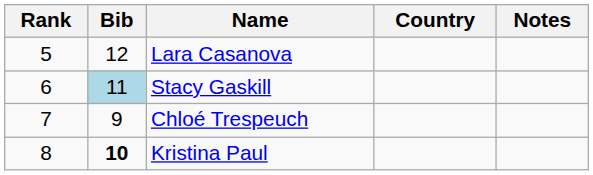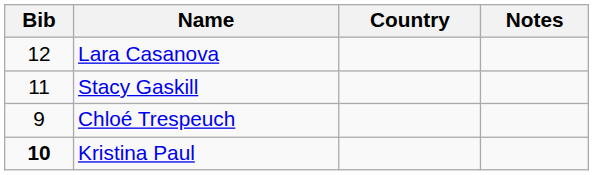- column: (46, 20)
(117, 86) lightblue background -> (39, 86) no background
